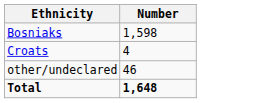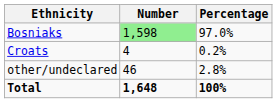+ column: (234, 14)
(140, 32) no background -> (140, 32) lightgreen background
